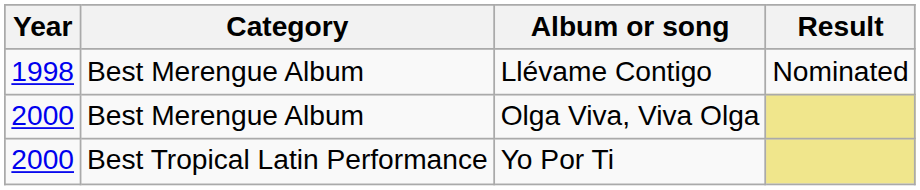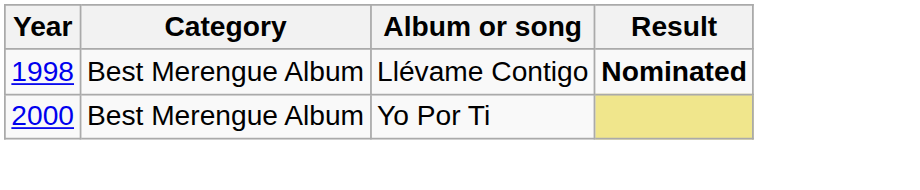(841, 71) normal -> (674, 71) bold
- row: (630, 116)
(287, 160) Best Tropical Latin Performance -> (226, 116) Best Merengue Album
